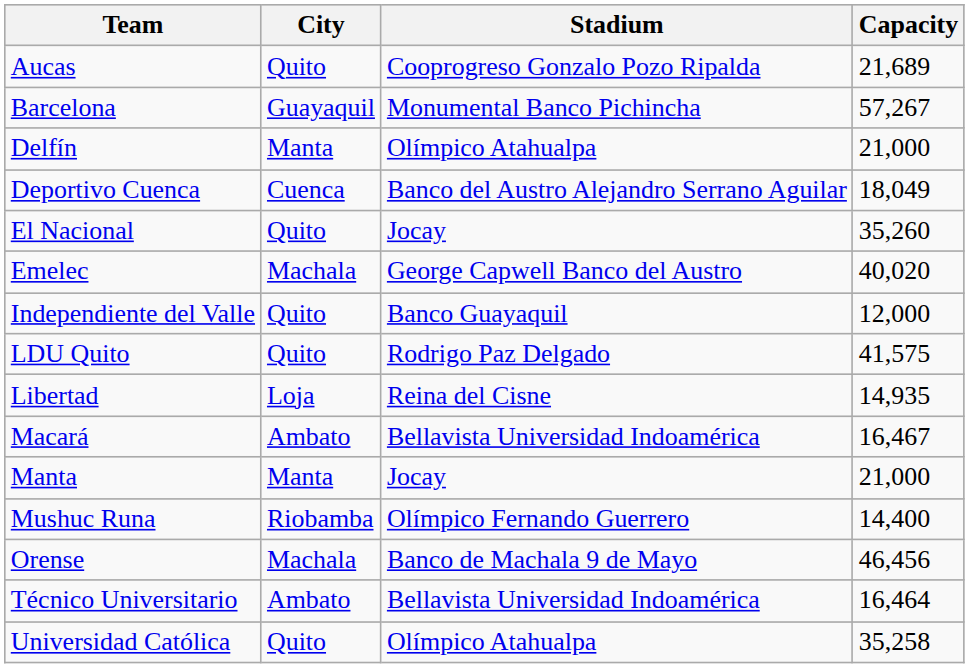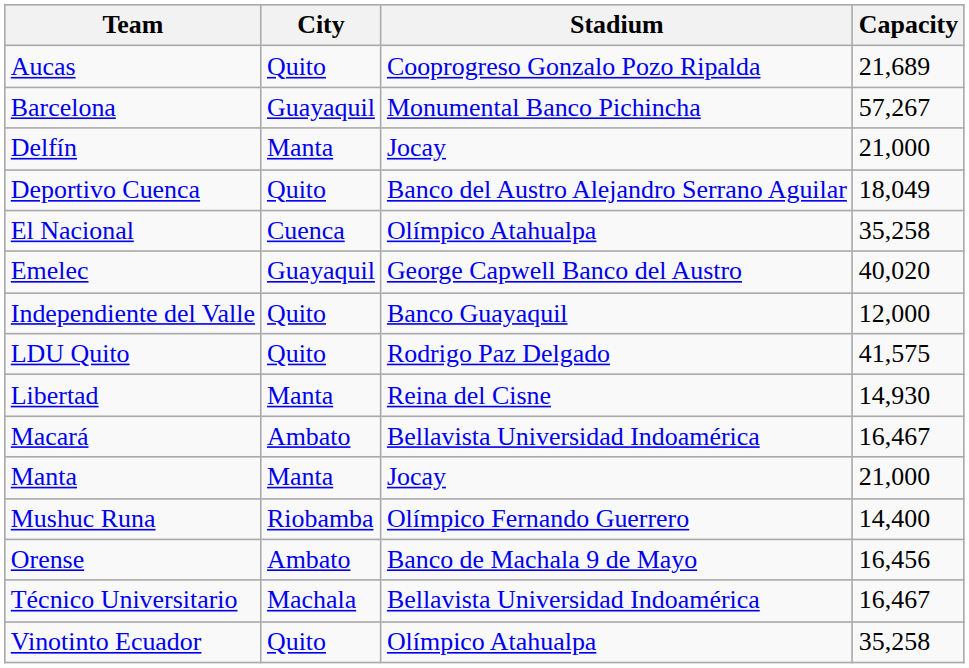(492, 148) Olímpico Atahualpa -> (416, 148) Jocay
(306, 189) Cuenca -> (296, 189) Quito
(296, 230) Quito -> (306, 230) Cuenca
(416, 230) Jocay -> (492, 230) Olímpico Atahualpa
(894, 230) 35,260 -> (894, 230) 35,258
(312, 271) Machala -> (321, 271) Guayaquil
(291, 395) Loja -> (300, 395) Manta
(894, 395) 14,935 -> (894, 395) 14,930
(312, 559) Machala -> (309, 559) Ambato
(894, 559) 46,456 -> (894, 559) 16,456
(309, 600) Ambato -> (312, 600) Machala
(894, 600) 16,464 -> (894, 600) 16,467
- row: (121, 641)
+ row: (106, 641)
